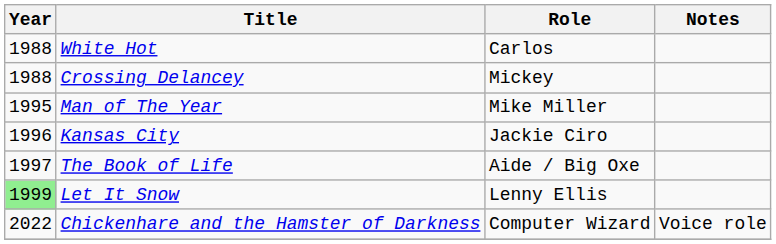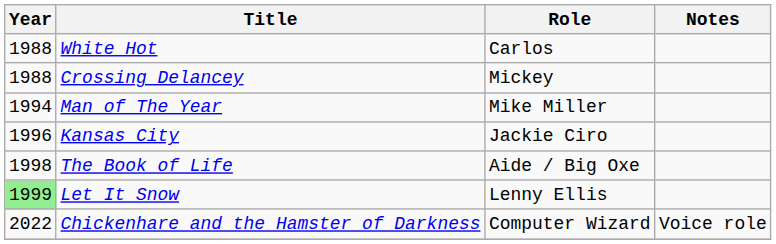(31, 107) 1995 -> (31, 107) 1994
(31, 166) 1997 -> (31, 166) 1998
